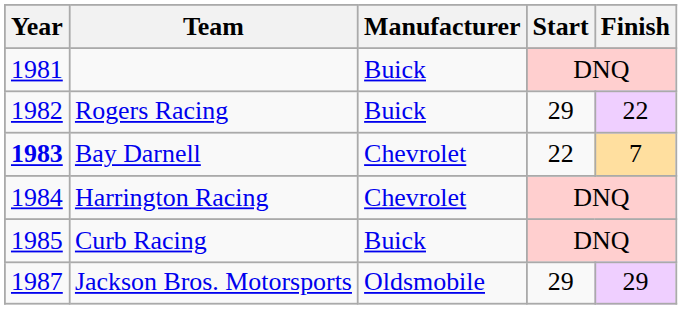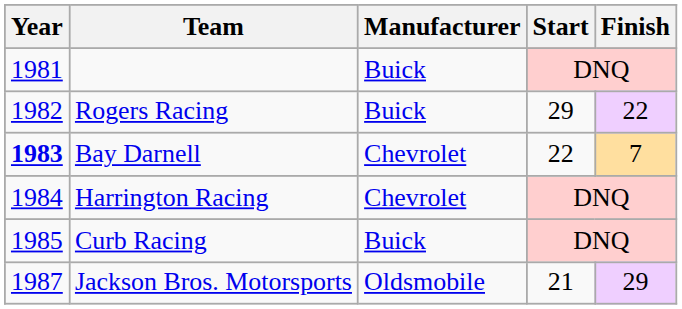(561, 282) 29 -> (561, 282) 21
